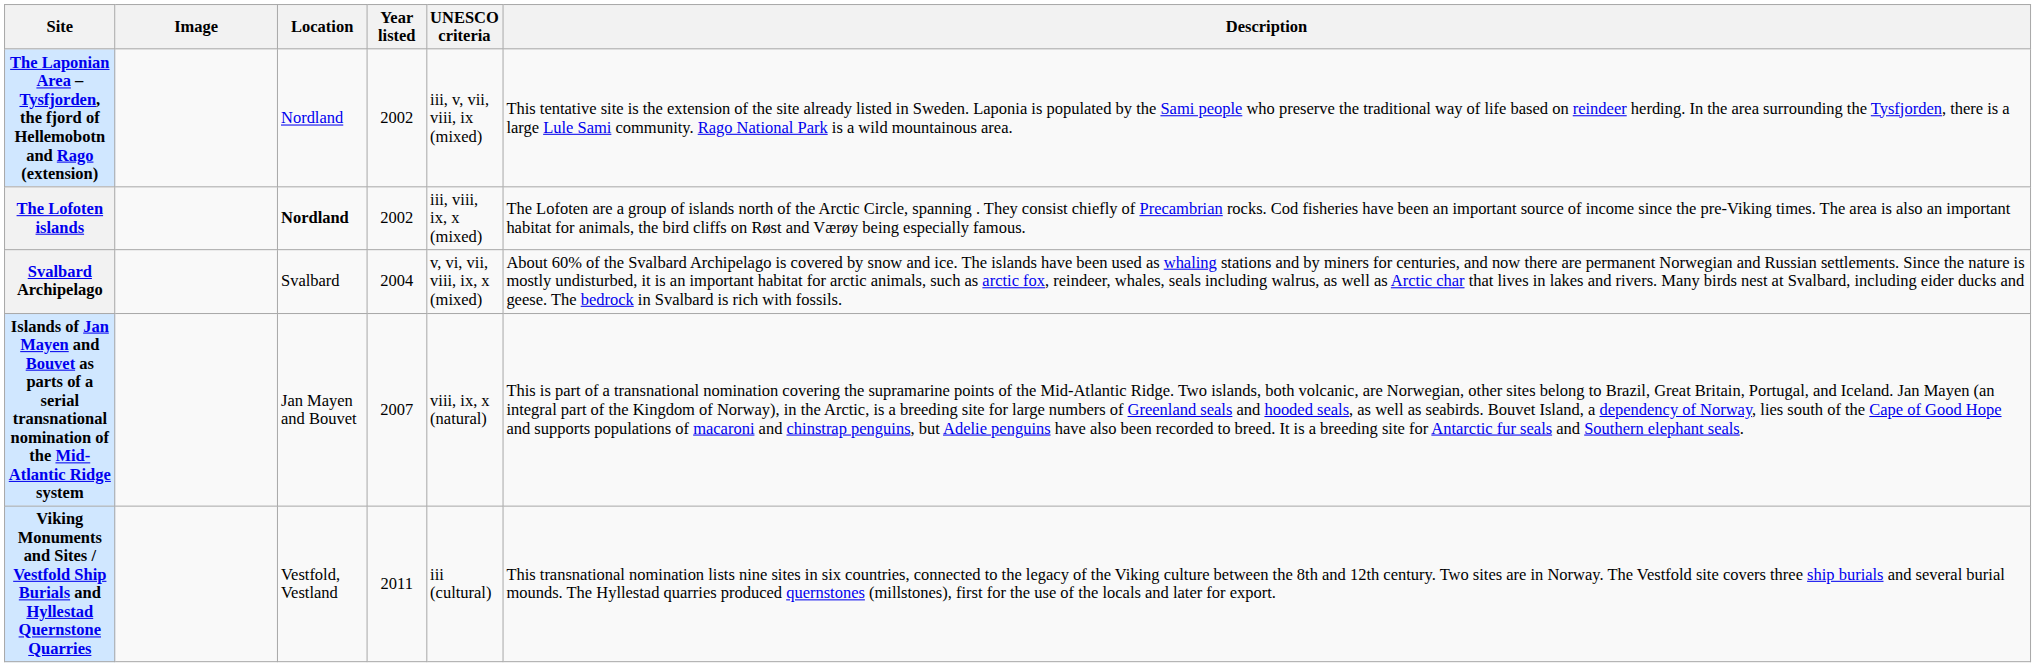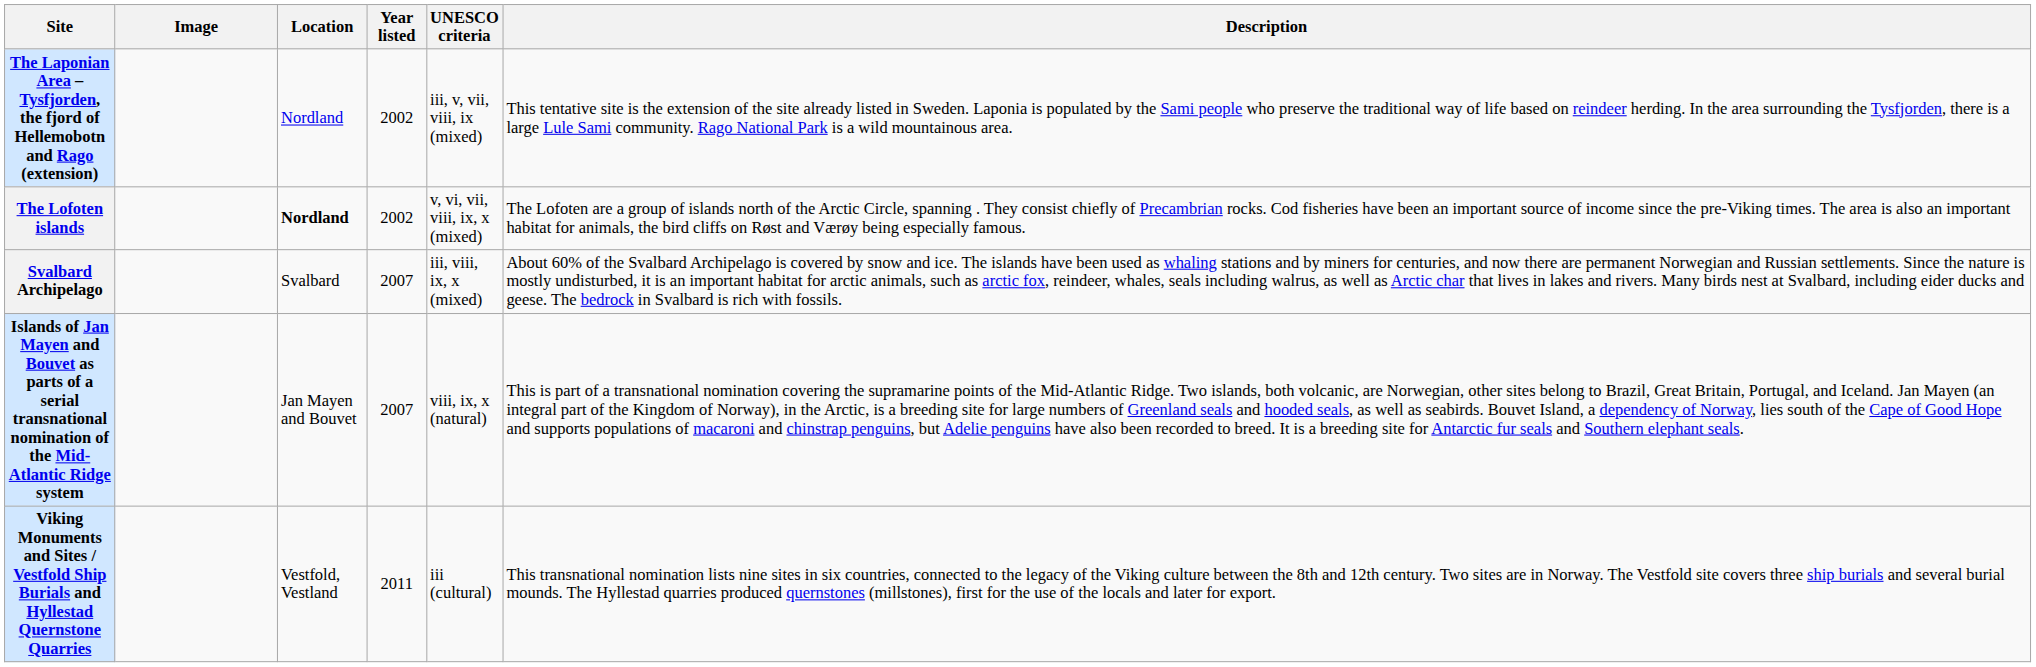(456, 218) iii, viii, ix, x (mixed) -> (460, 218) v, vi, vii, viii, ix, x (mixed)
(397, 281) 2004 -> (397, 281) 2007
(460, 281) v, vi, vii, viii, ix, x (mixed) -> (456, 281) iii, viii, ix, x (mixed)
